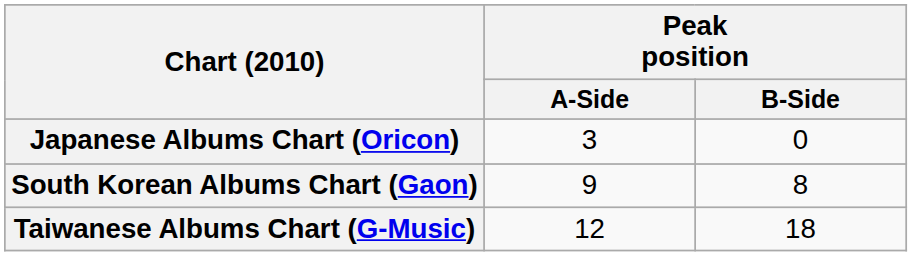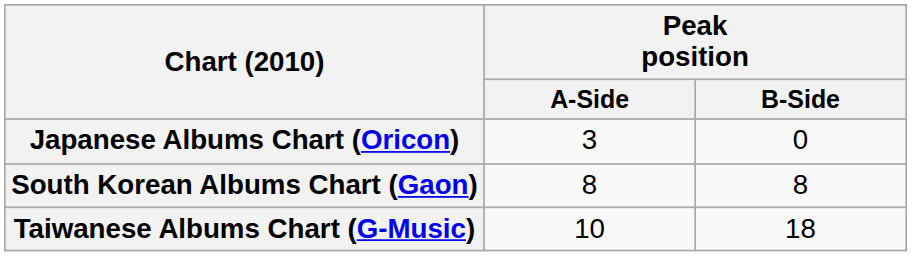(590, 184) 9 -> (590, 184) 8
(590, 228) 12 -> (590, 228) 10
